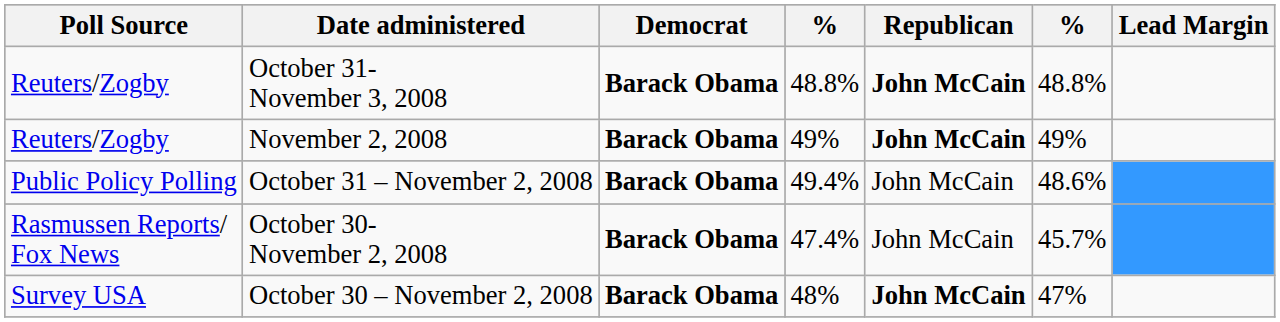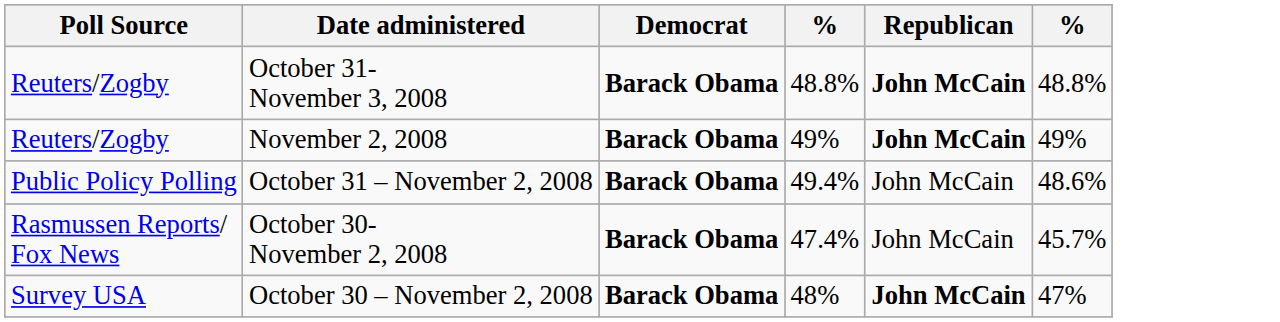- column: (1194, 25)
